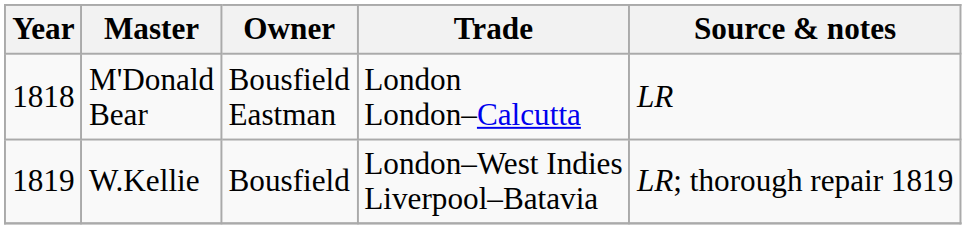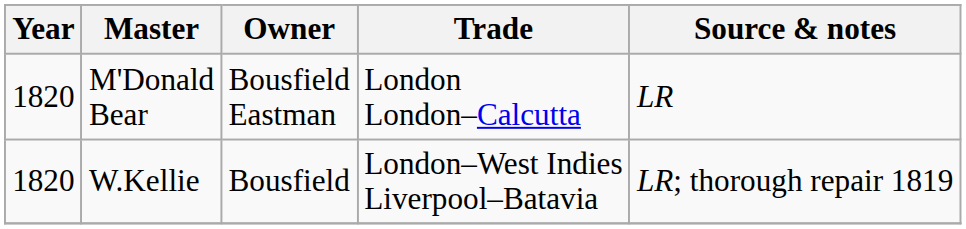(43, 96) 1818 -> (43, 96) 1820
(43, 180) 1819 -> (43, 180) 1820
